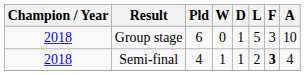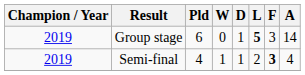(58, 37) 2018 -> (58, 37) 2019
(257, 37) normal -> (257, 37) bold
(290, 37) 10 -> (290, 37) 14
(58, 59) 2018 -> (58, 59) 2019
